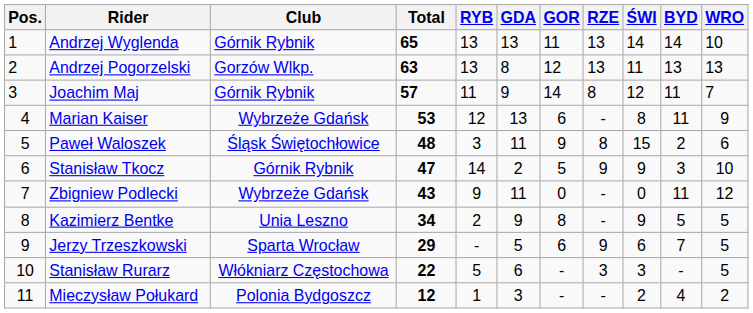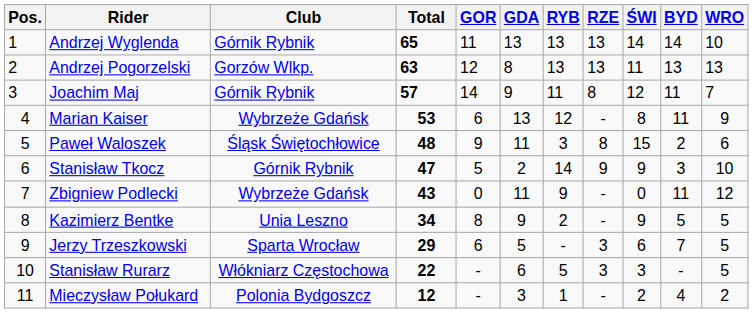columns swapped: (477, 17) <-> (562, 17)
(603, 245) 9 -> (603, 245) 3
